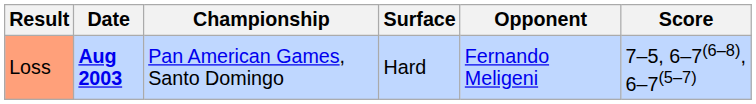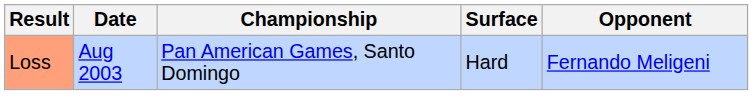- column: (686, 20)
(100, 67) bold -> (100, 62) normal
